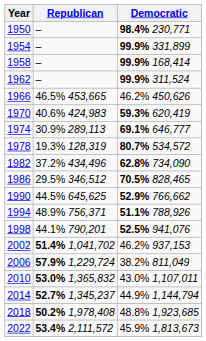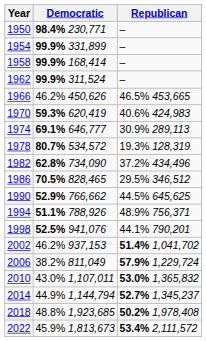columns swapped: (159, 13) <-> (75, 13)
